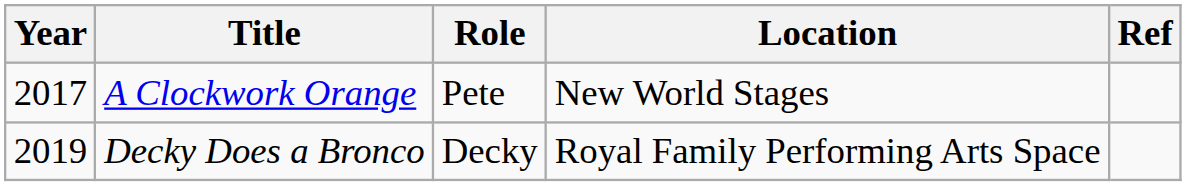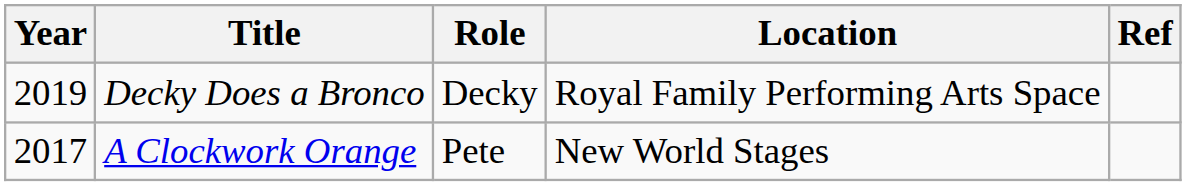rows swapped: (260, 92) <-> (264, 150)
